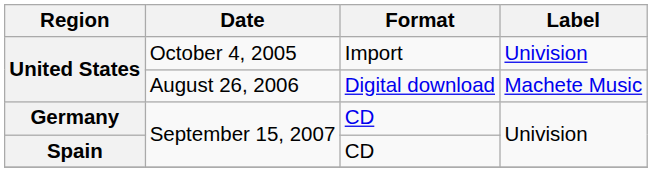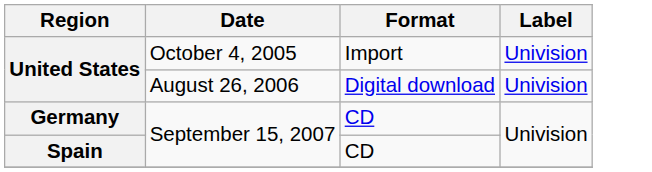(573, 85) Machete Music -> (546, 85) Univision
